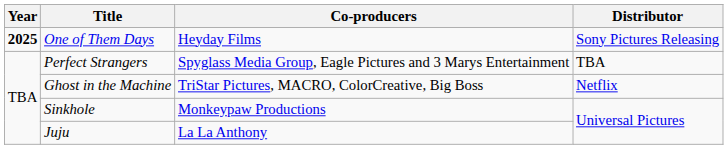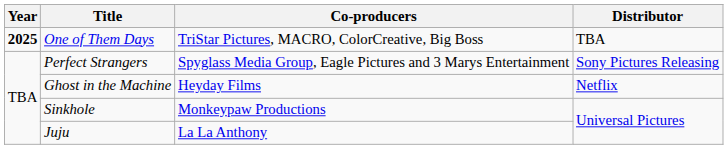(220, 39) Heyday Films -> (331, 39) TriStar Pictures, MACRO, ColorCreative, Big Boss
(648, 39) Sony Pictures Releasing -> (591, 39) TBA
(591, 62) TBA -> (648, 62) Sony Pictures Releasing
(331, 86) TriStar Pictures, MACRO, ColorCreative, Big Boss -> (220, 86) Heyday Films
